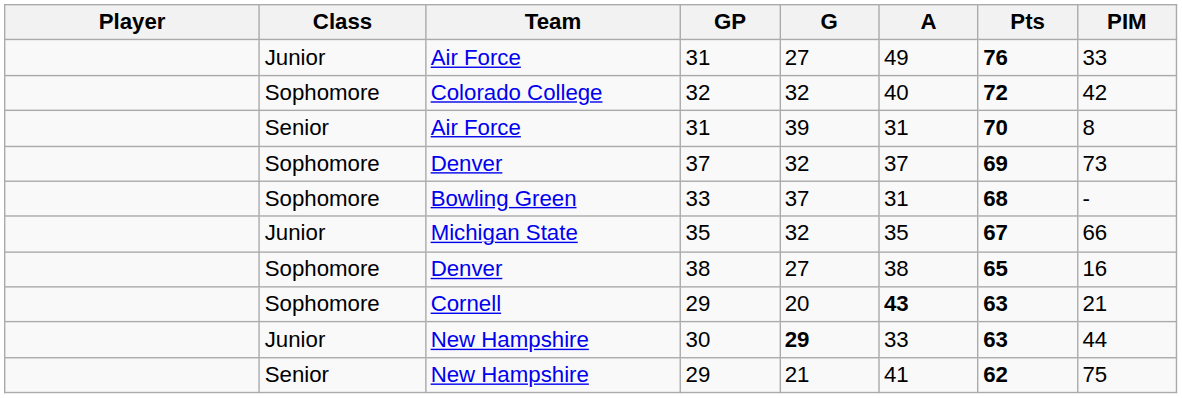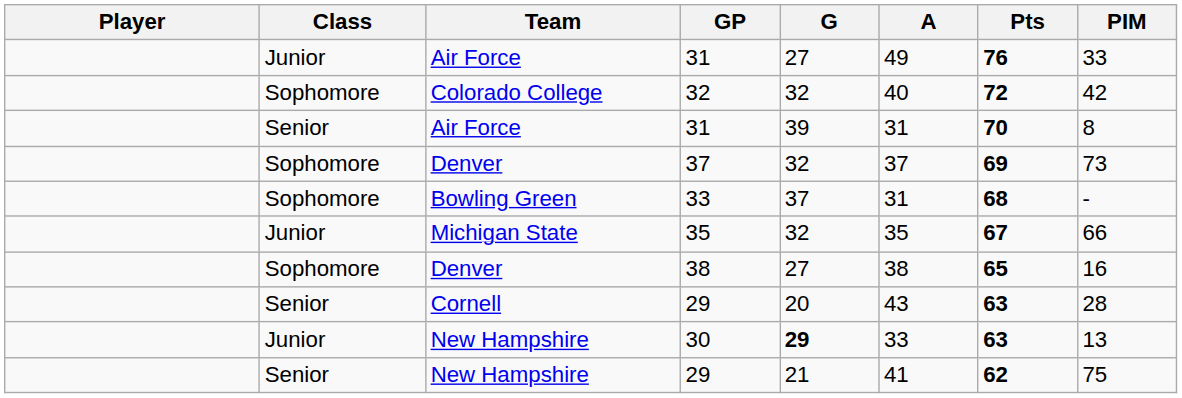(322, 304) Sophomore -> (297, 304) Senior
(896, 304) bold -> (896, 304) normal
(1095, 304) 21 -> (1095, 304) 28
(1095, 339) 44 -> (1095, 339) 13
